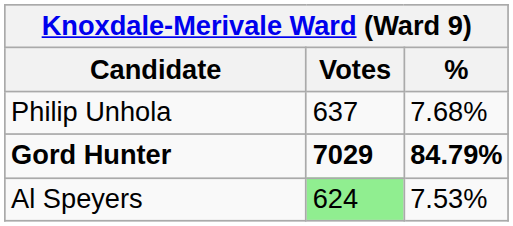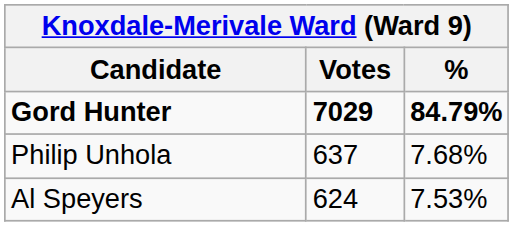rows swapped: (91, 155) <-> (91, 112)
(335, 198) lightgreen background -> (335, 198) no background
